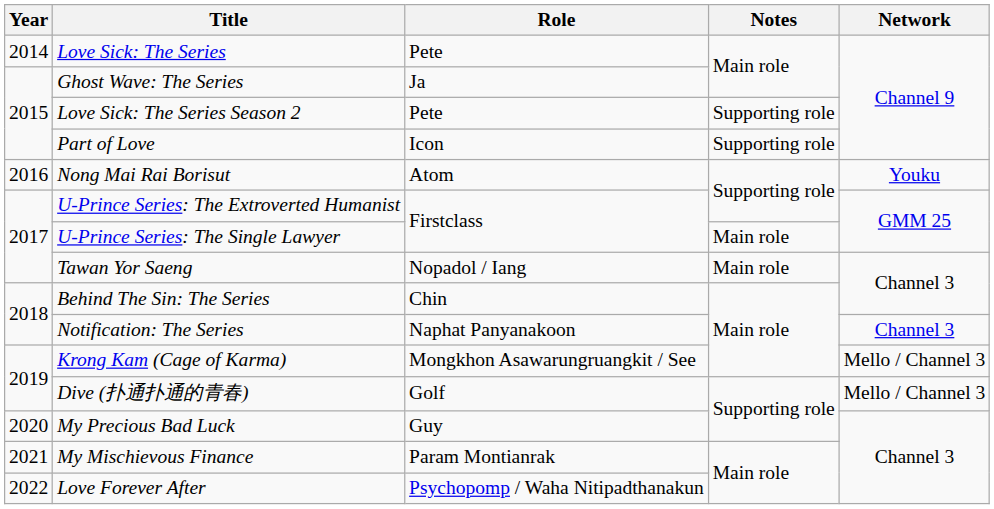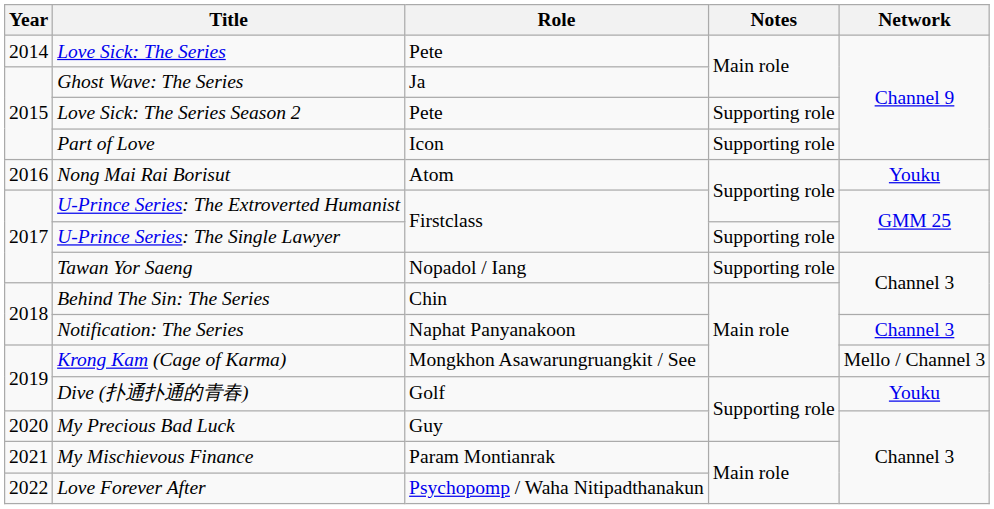(751, 236) Main role -> (774, 236) Supporting role
(751, 267) Main role -> (774, 267) Supporting role
(914, 393) Mello / Channel 3 -> (914, 393) Youku
